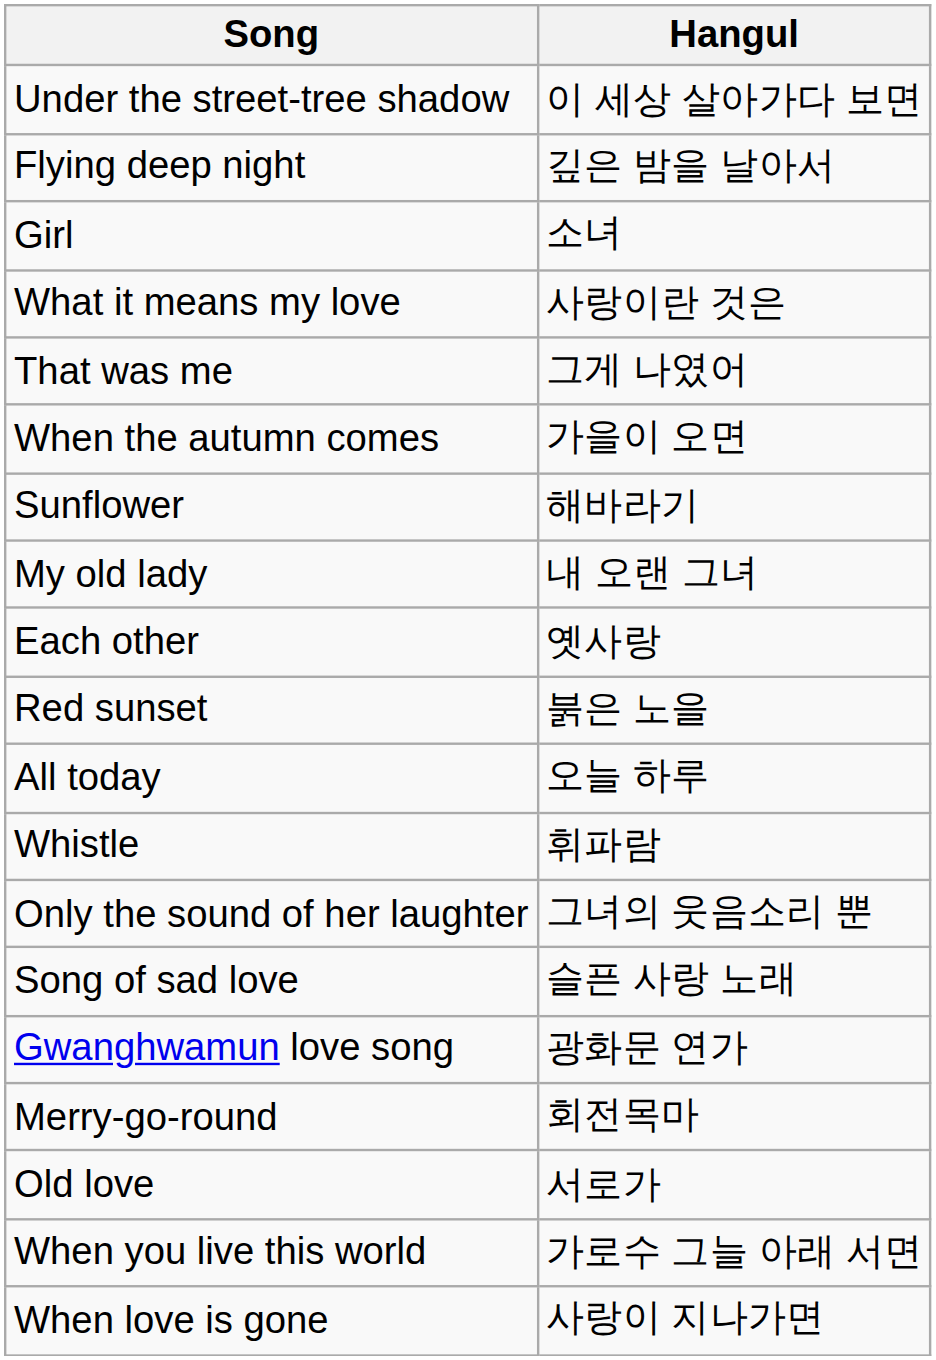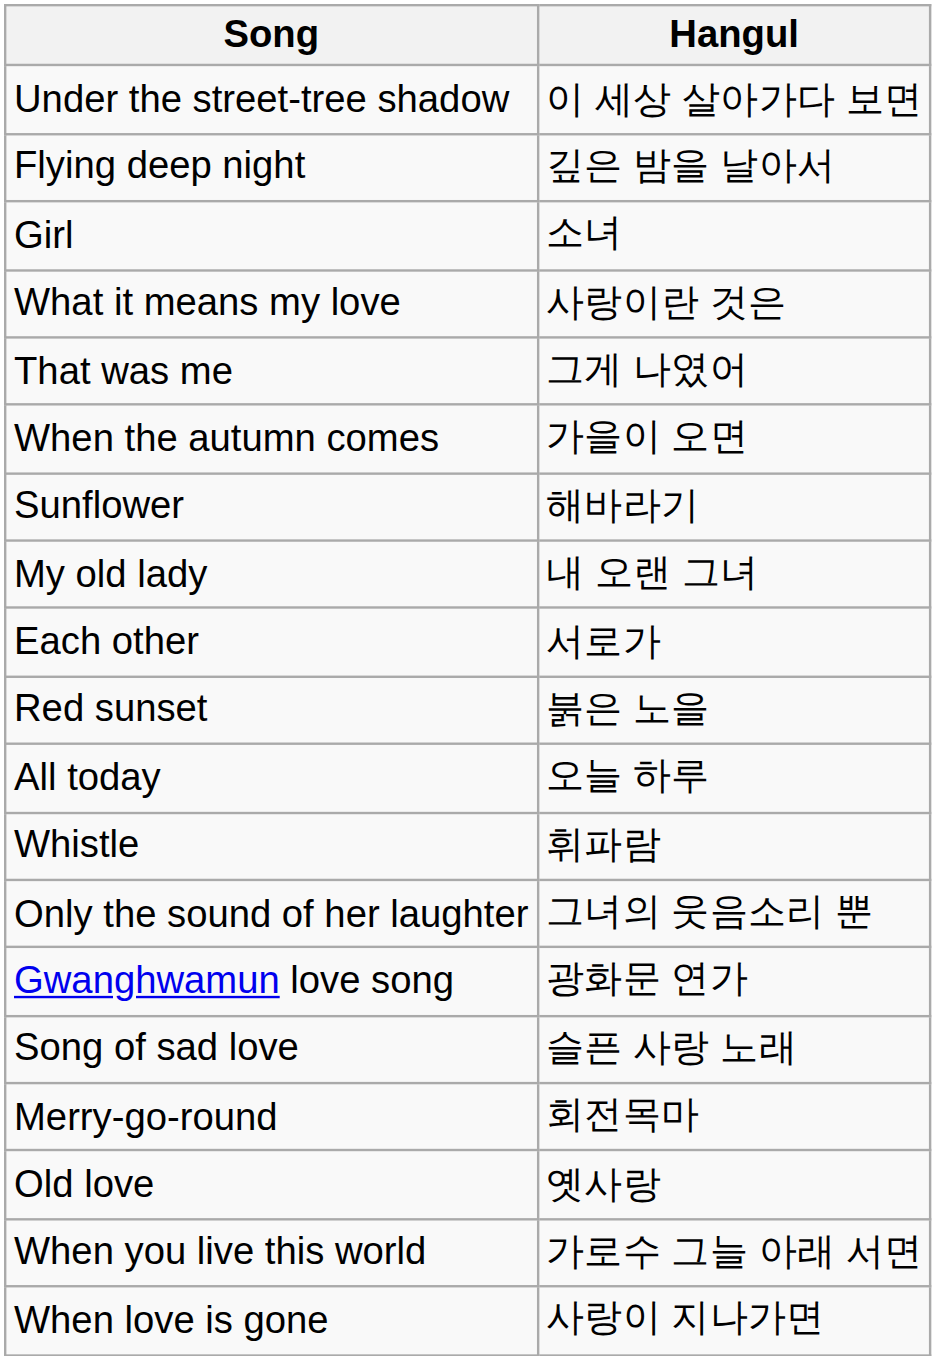(603, 640) 옛사랑 -> (603, 640) 서로가
rows swapped: (156, 980) <-> (234, 1048)
(603, 1182) 서로가 -> (603, 1182) 옛사랑
